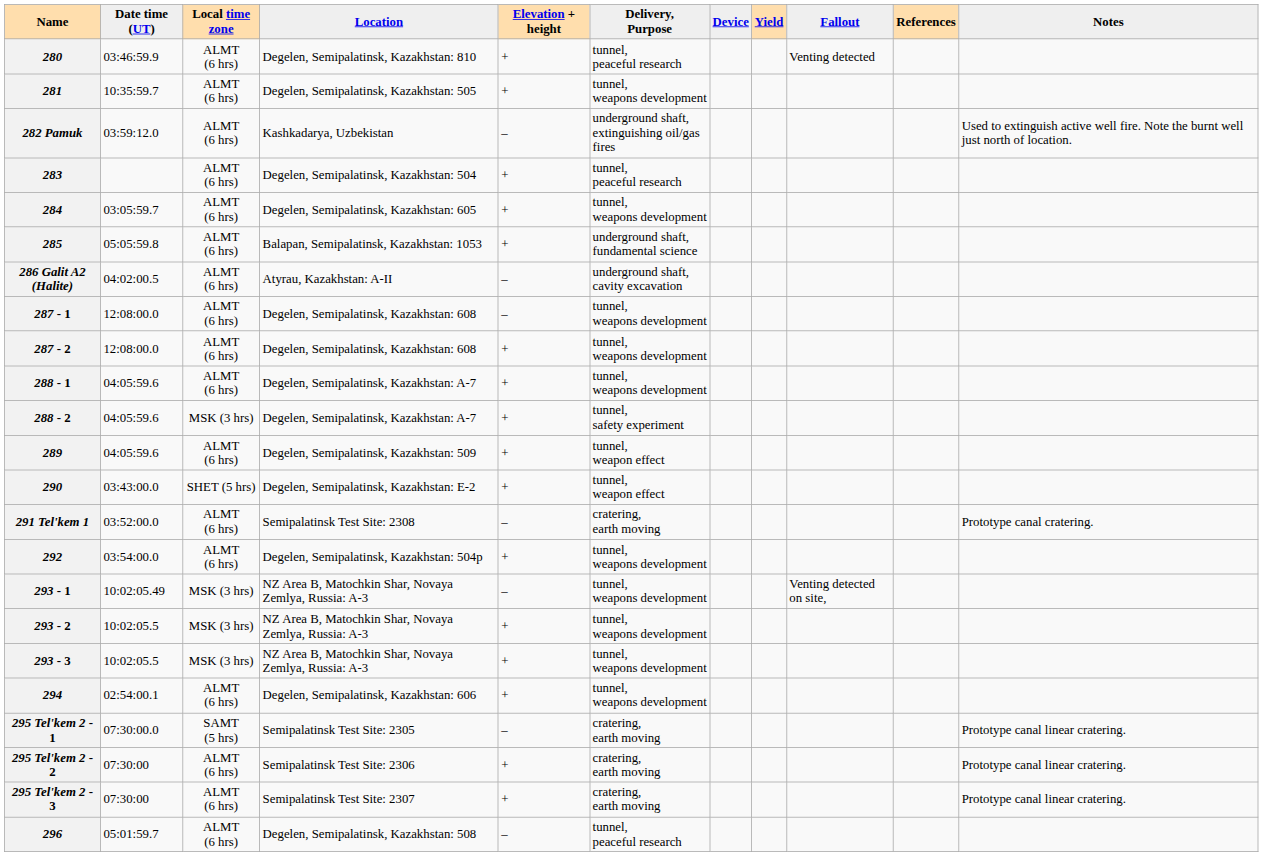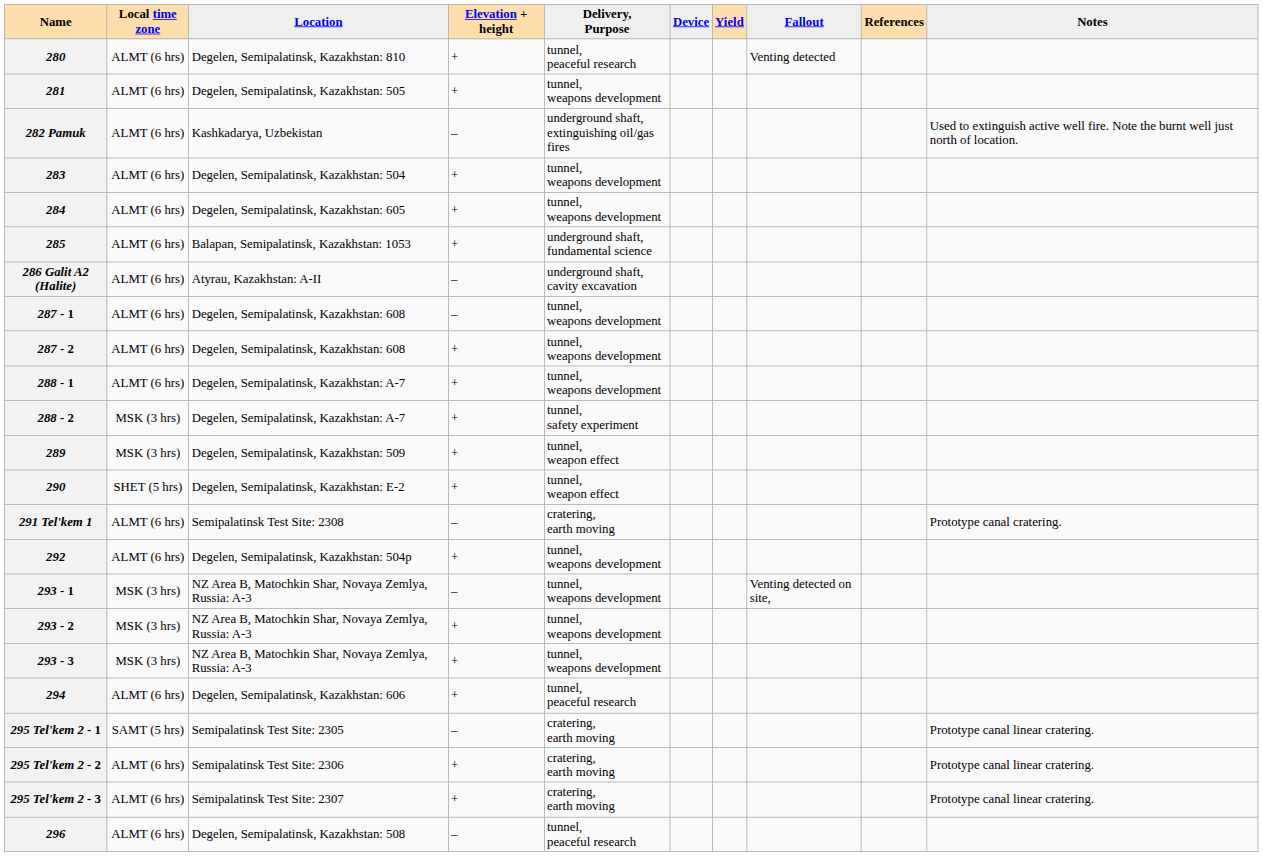- column: (142, 21)
(637, 175) tunnel, peaceful research -> (604, 175) tunnel, weapons development
(221, 452) ALMT (6 hrs) -> (148, 452) MSK (3 hrs)
(650, 695) tunnel, weapons development -> (592, 695) tunnel, peaceful research
